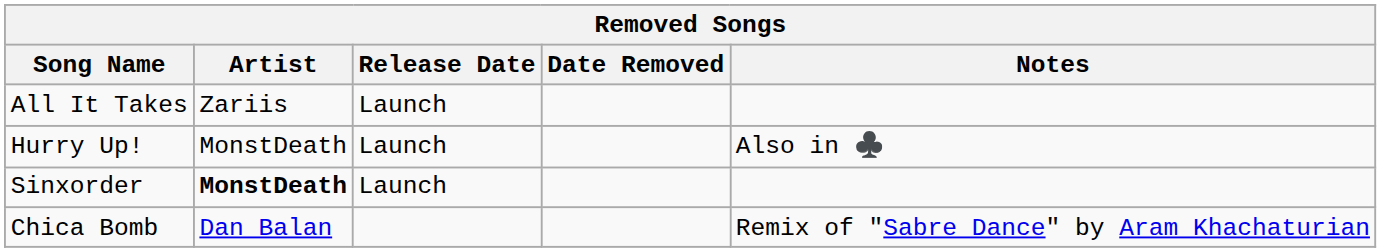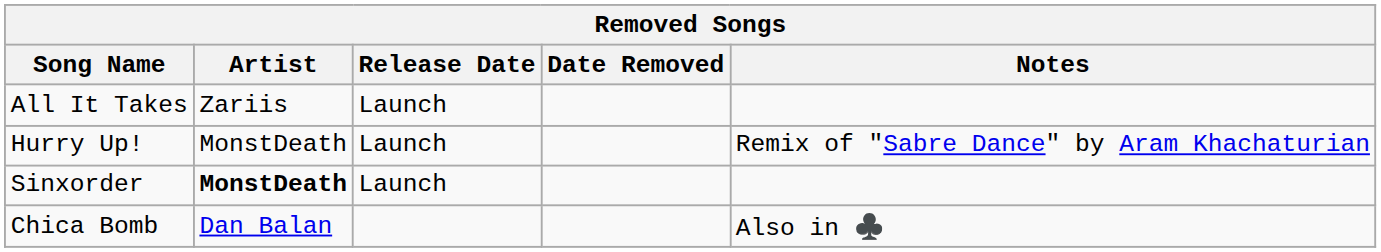(810, 147) Also in ♣️ -> (1053, 145) Remix of "Sabre Dance" by Aram Khachaturian
(1053, 227) Remix of "Sabre Dance" by Aram Khachaturian -> (810, 227) Also in ♣️
